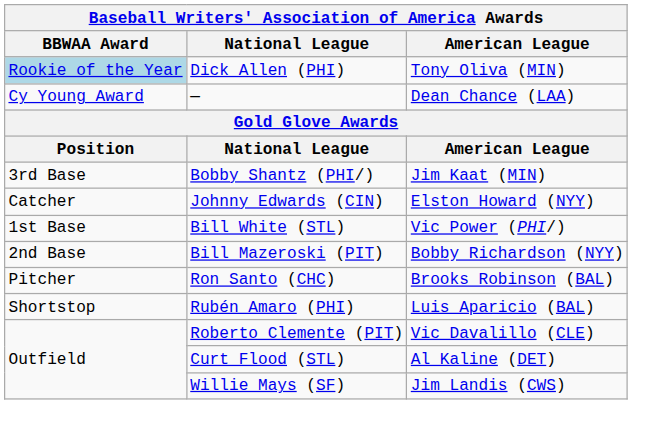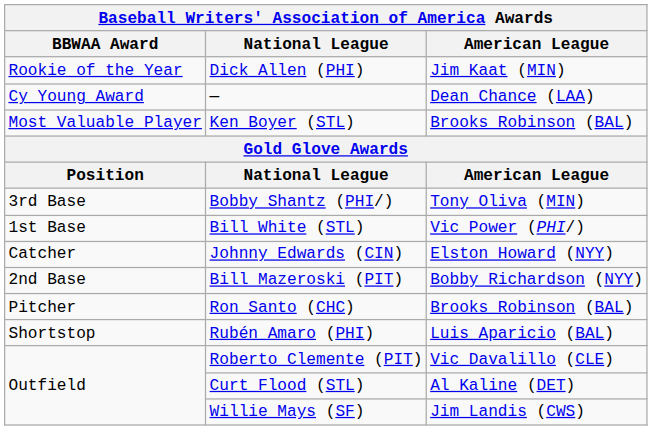(96, 70) lightblue background -> (96, 70) no background
(488, 70) Tony Oliva (MIN) -> (498, 70) Jim Kaat (MIN)
+ row: (282, 123)
(479, 175) Jim Kaat (MIN) -> (508, 202) Tony Oliva (MIN)
rows swapped: (287, 202) <-> (268, 228)
